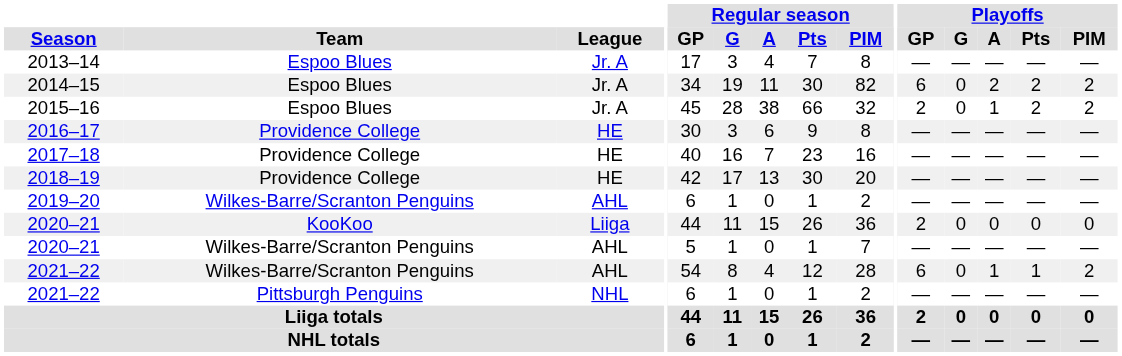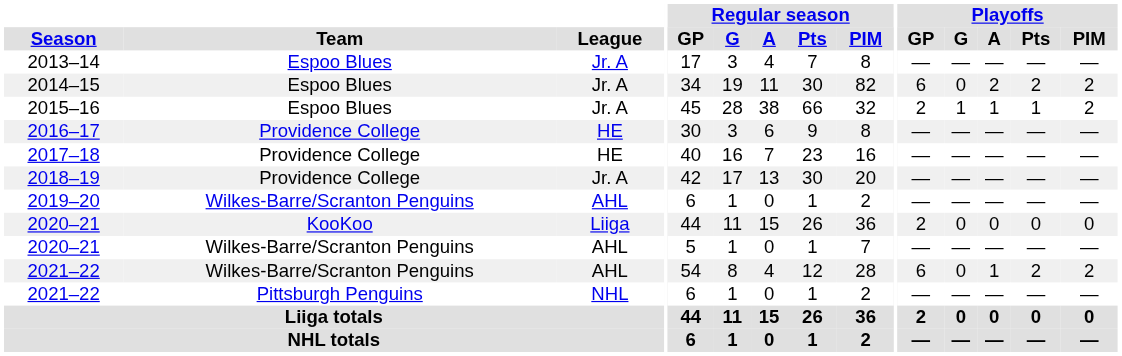(961, 108) 0 -> (961, 108) 1
(1036, 108) 2 -> (1036, 108) 1
(610, 177) HE -> (610, 177) Jr. A
(1036, 270) 1 -> (1036, 270) 2
